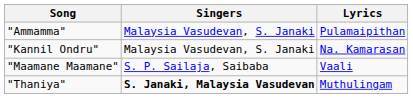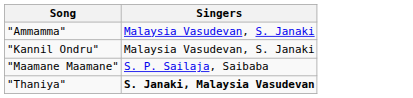- column: (363, 13)
